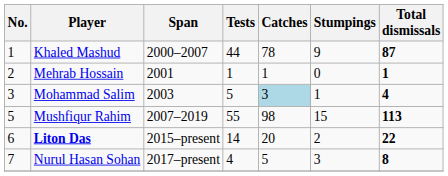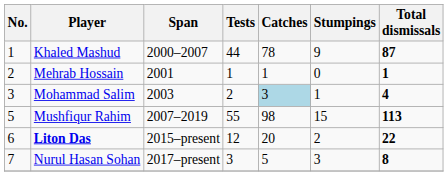(230, 95) 5 -> (230, 95) 2
(233, 138) 14 -> (233, 138) 12
(230, 159) 4 -> (230, 159) 3
